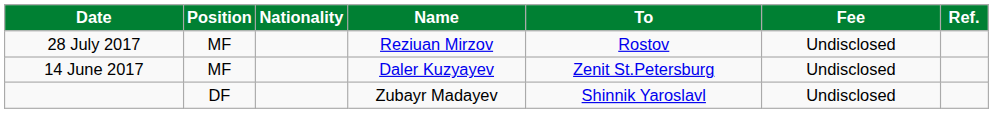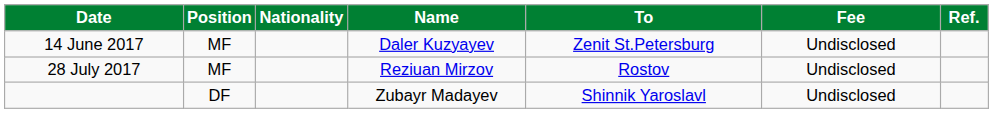rows swapped: (94, 70) <-> (94, 44)
